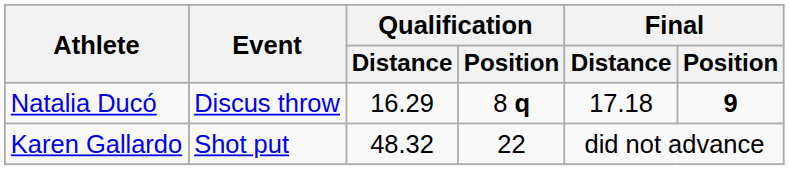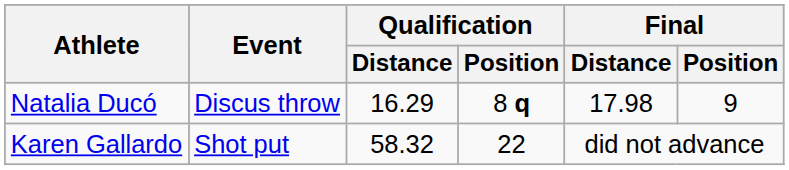(621, 104) 17.18 -> (621, 104) 17.98
(731, 104) bold -> (731, 104) normal
(402, 144) 48.32 -> (402, 144) 58.32
